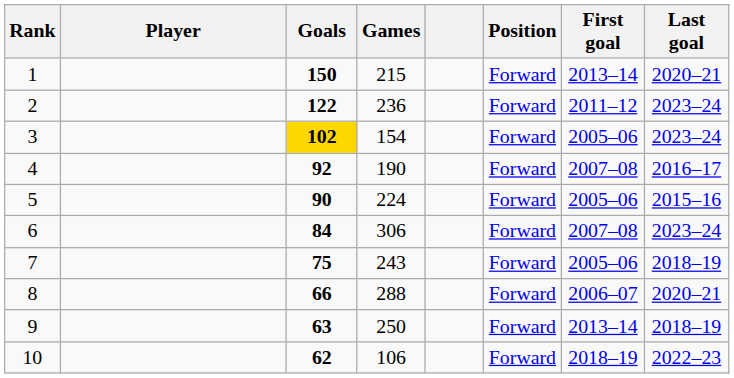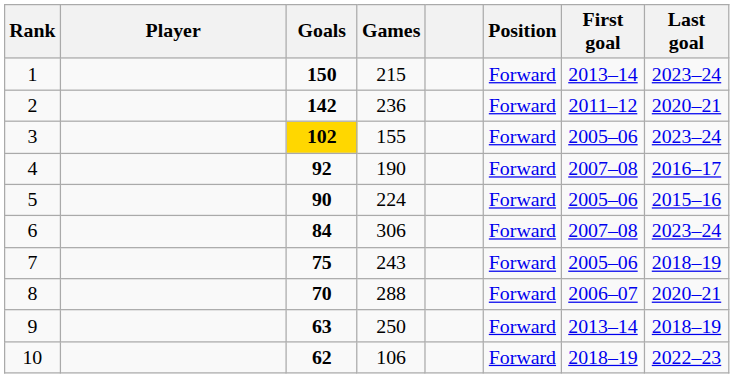(687, 74) 2020–21 -> (687, 74) 2023–24
(322, 105) 122 -> (322, 105) 142
(687, 105) 2023–24 -> (687, 105) 2020–21
(391, 136) 154 -> (391, 136) 155
(322, 294) 66 -> (322, 294) 70
